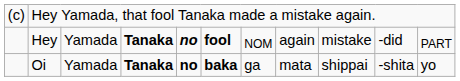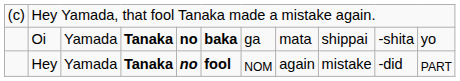rows swapped: (39, 65) <-> (44, 40)
